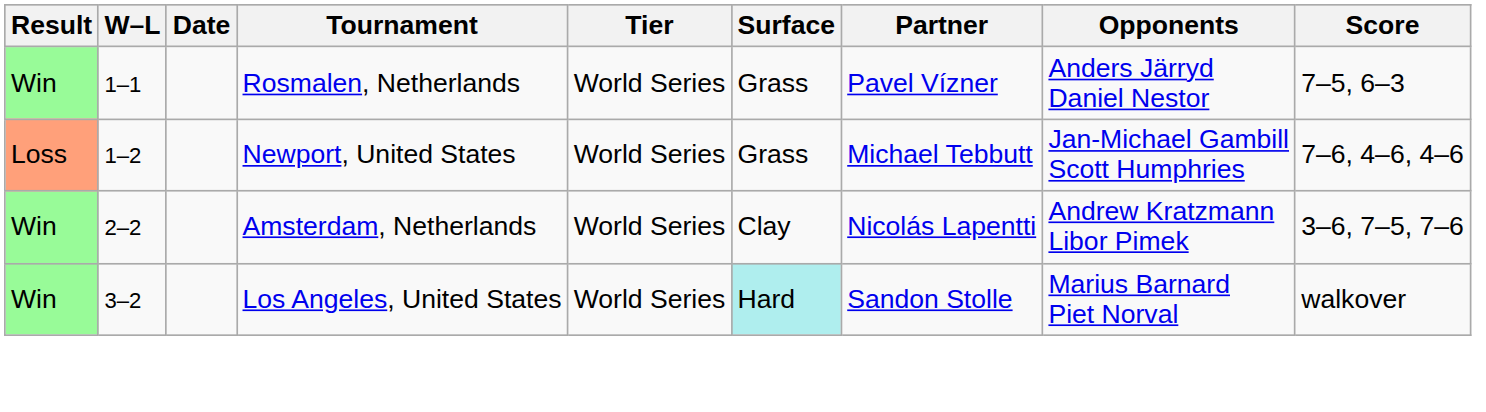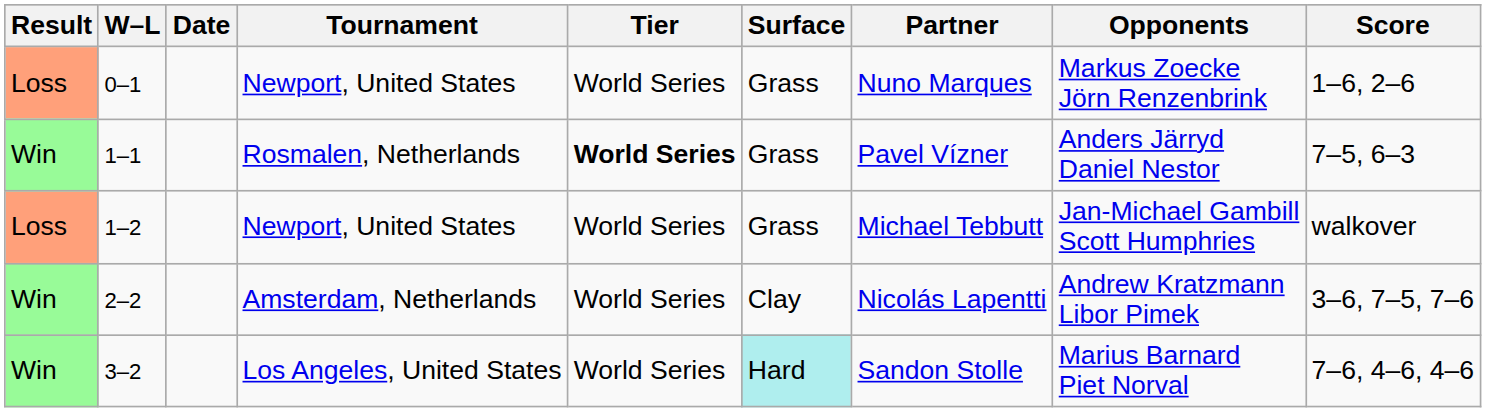+ row: (123, 84)
(649, 82) normal -> (655, 154) bold
(1383, 154) 7–6, 4–6, 4–6 -> (1364, 226) walkover
(1354, 298) walkover -> (1393, 370) 7–6, 4–6, 4–6
